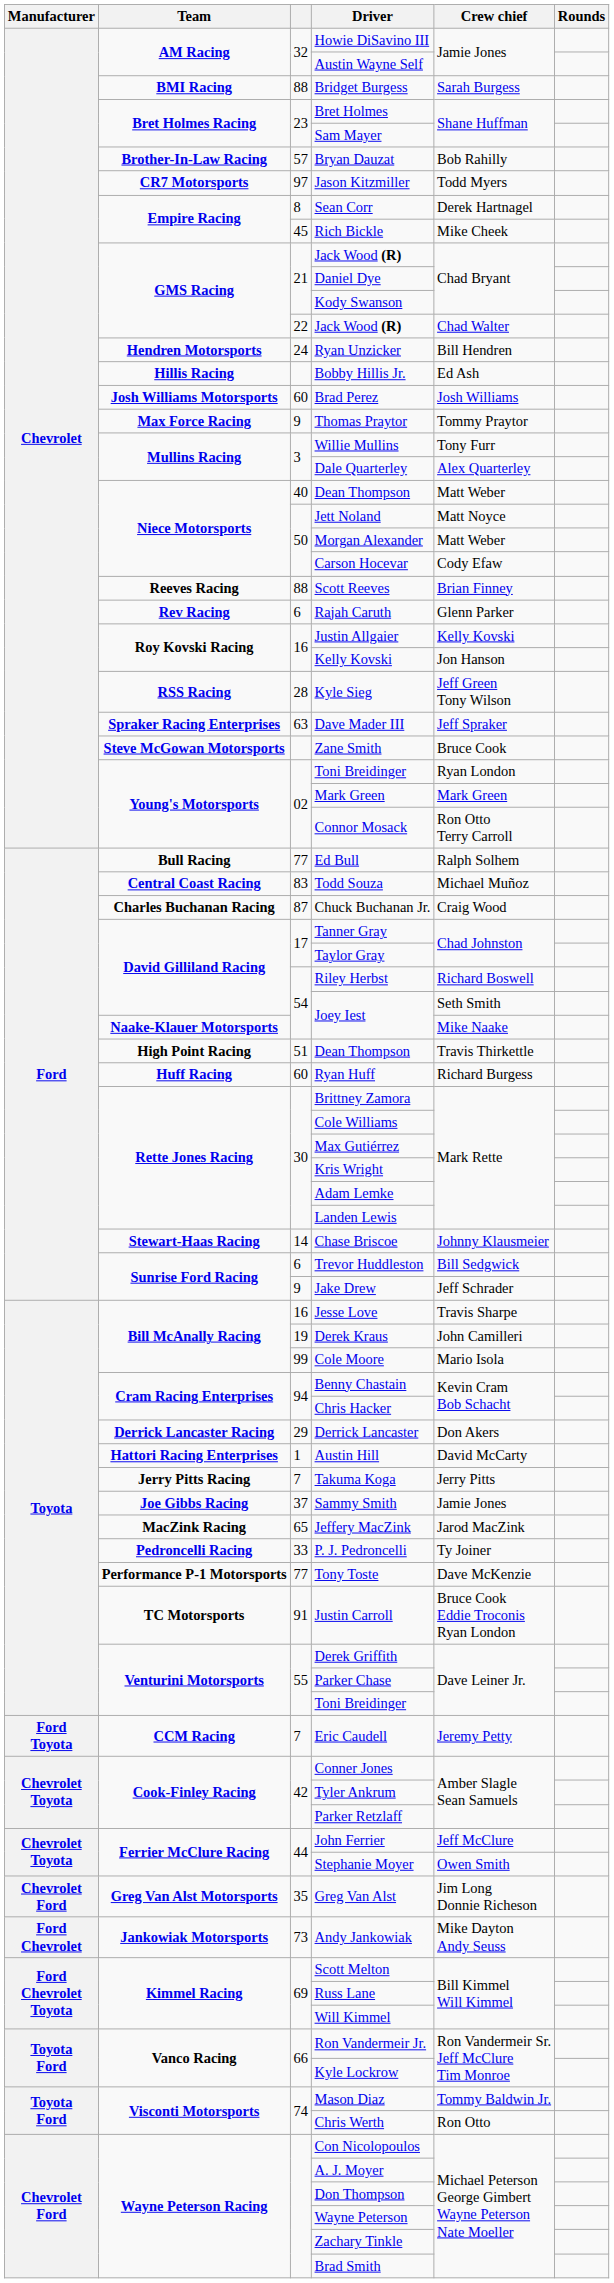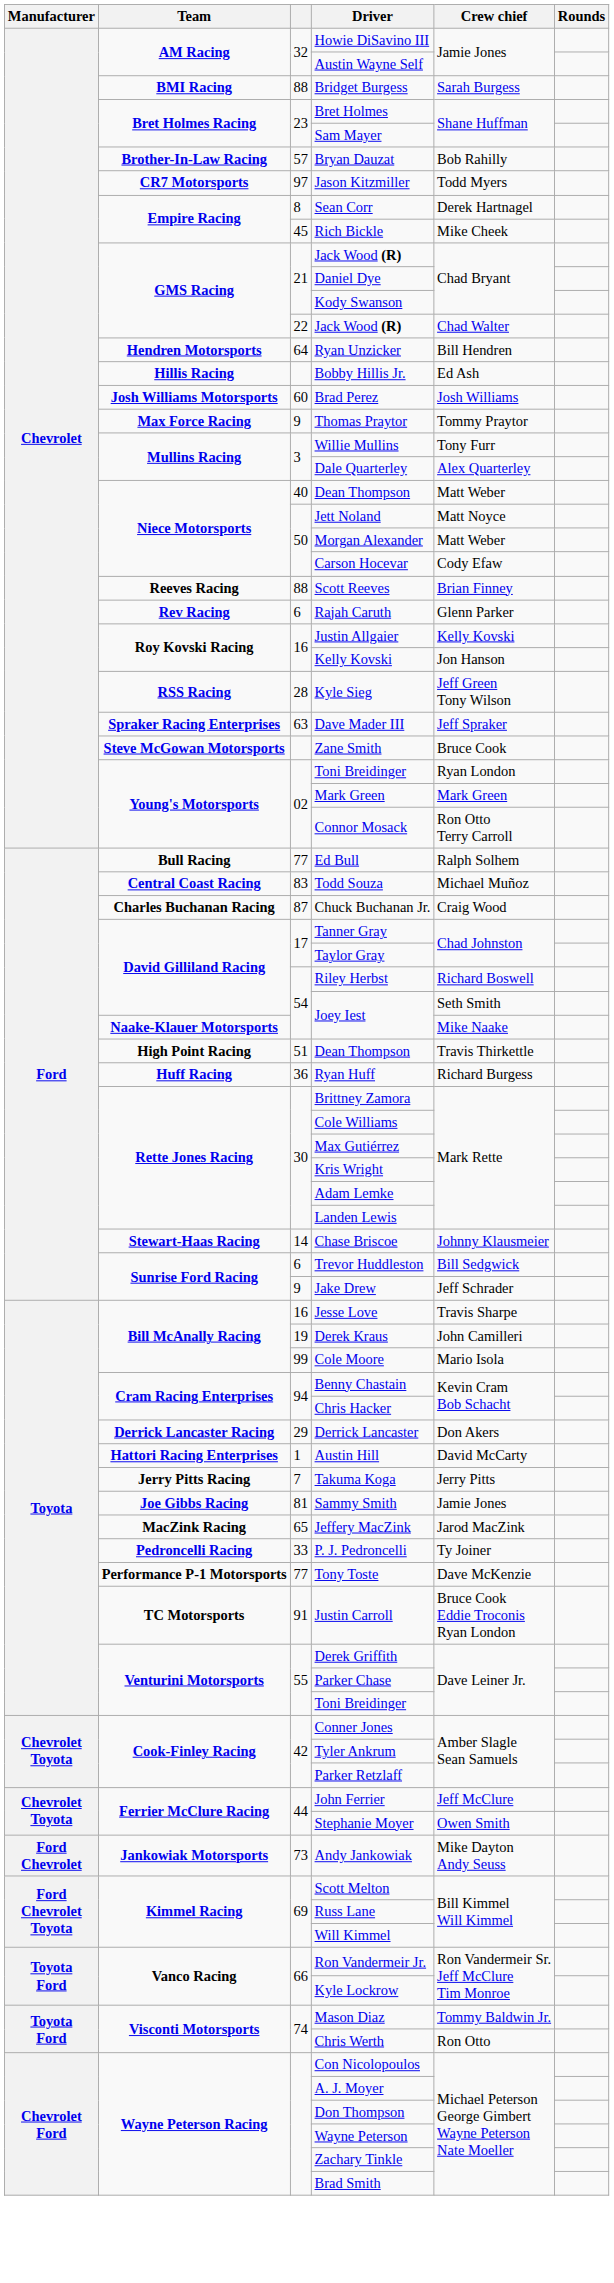(301, 349) 24 -> (301, 349) 64
(301, 1074) 60 -> (301, 1074) 36
(301, 1503) 37 -> (301, 1503) 81
- row: (194, 1736)
- row: (194, 1896)
